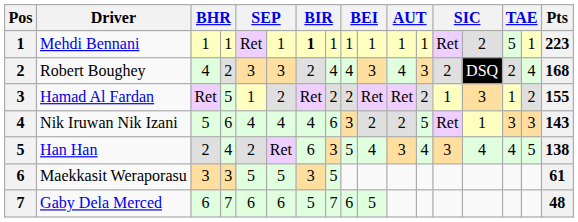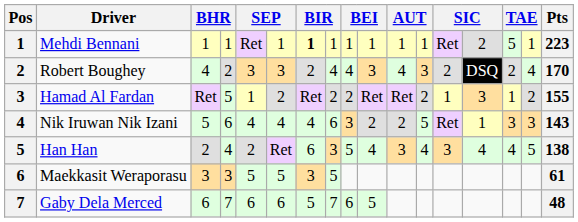(557, 70) 168 -> (557, 70) 170
